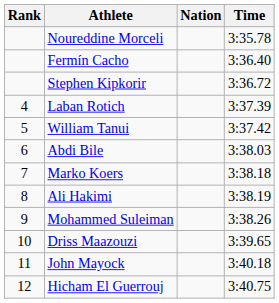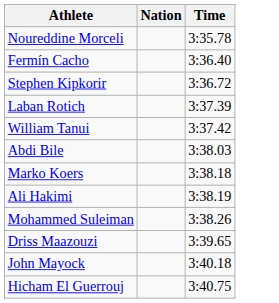- column: (24, 15)
